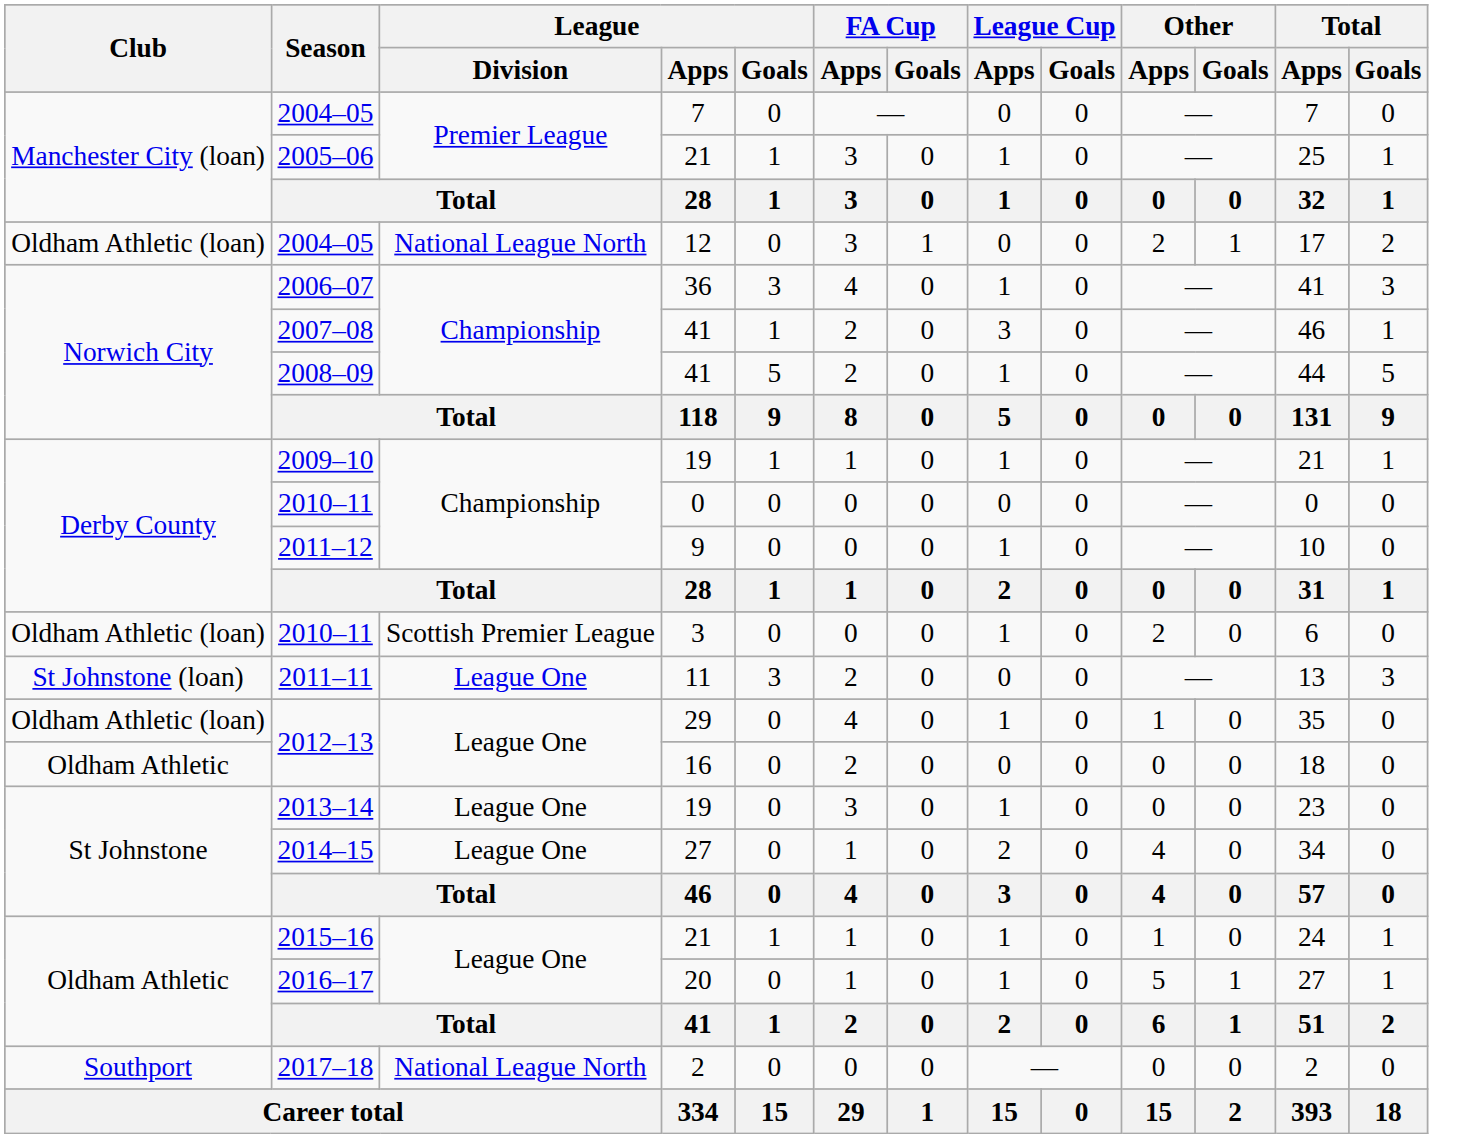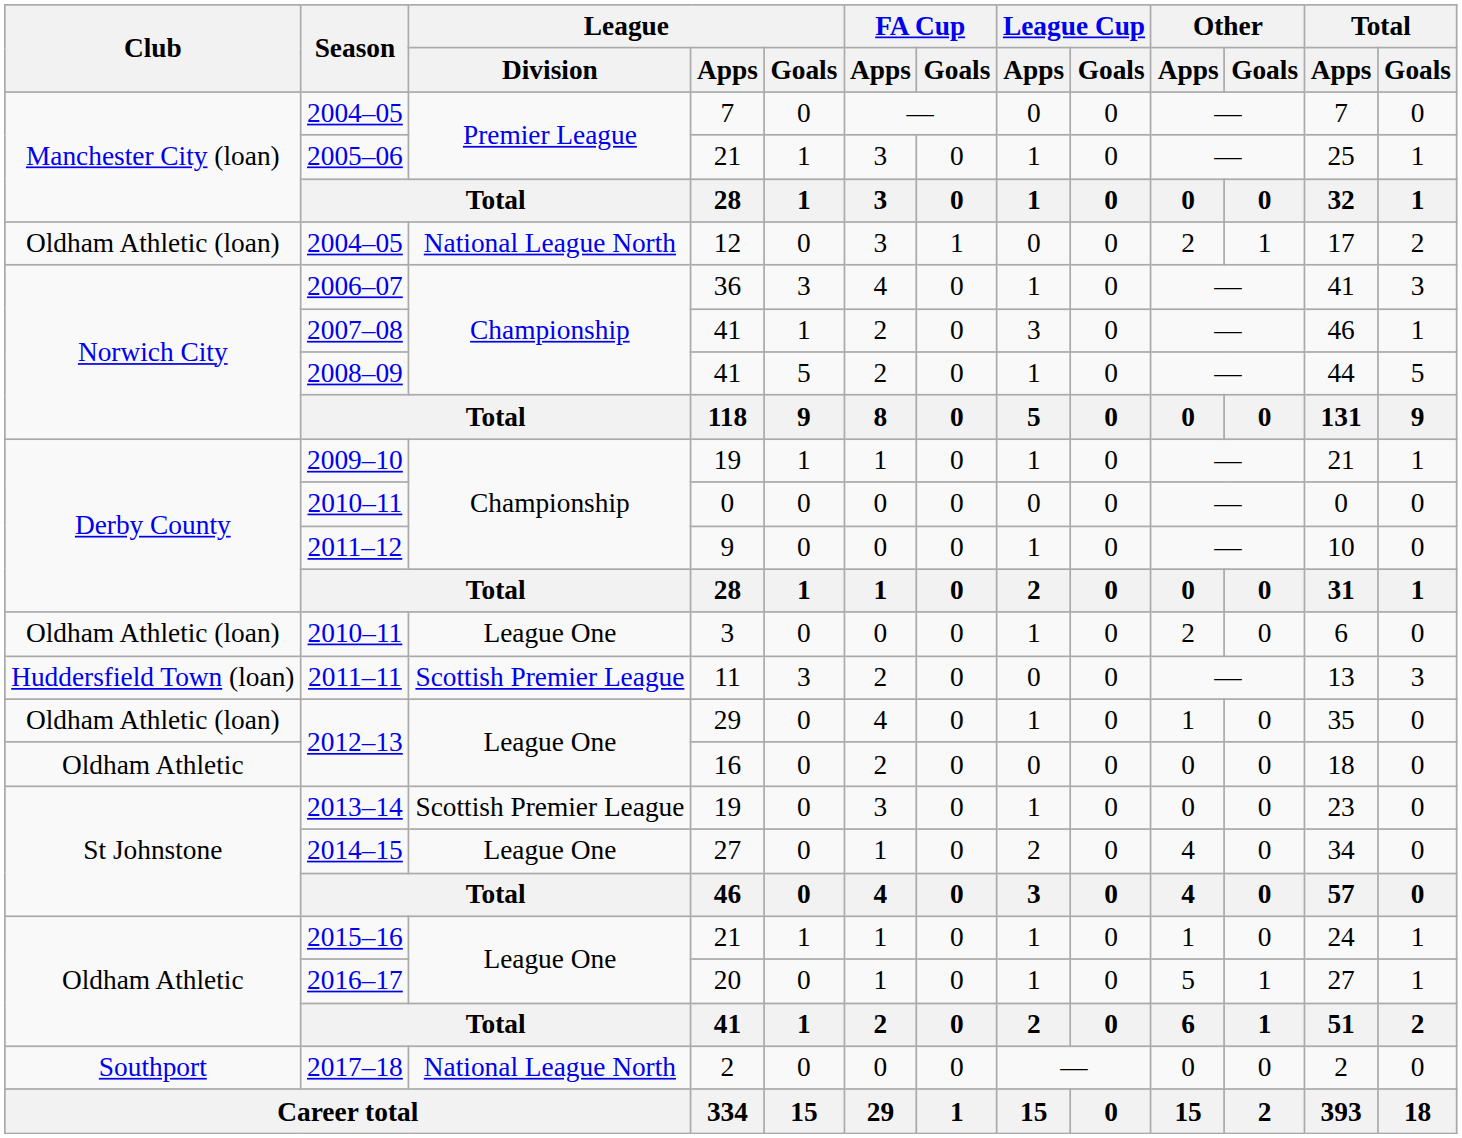(520, 633) Scottish Premier League -> (550, 633) League One
(138, 677) St Johnstone (loan) -> (153, 677) Huddersfield Town (loan)
(520, 677) League One -> (550, 677) Scottish Premier League
(520, 807) League One -> (550, 807) Scottish Premier League
